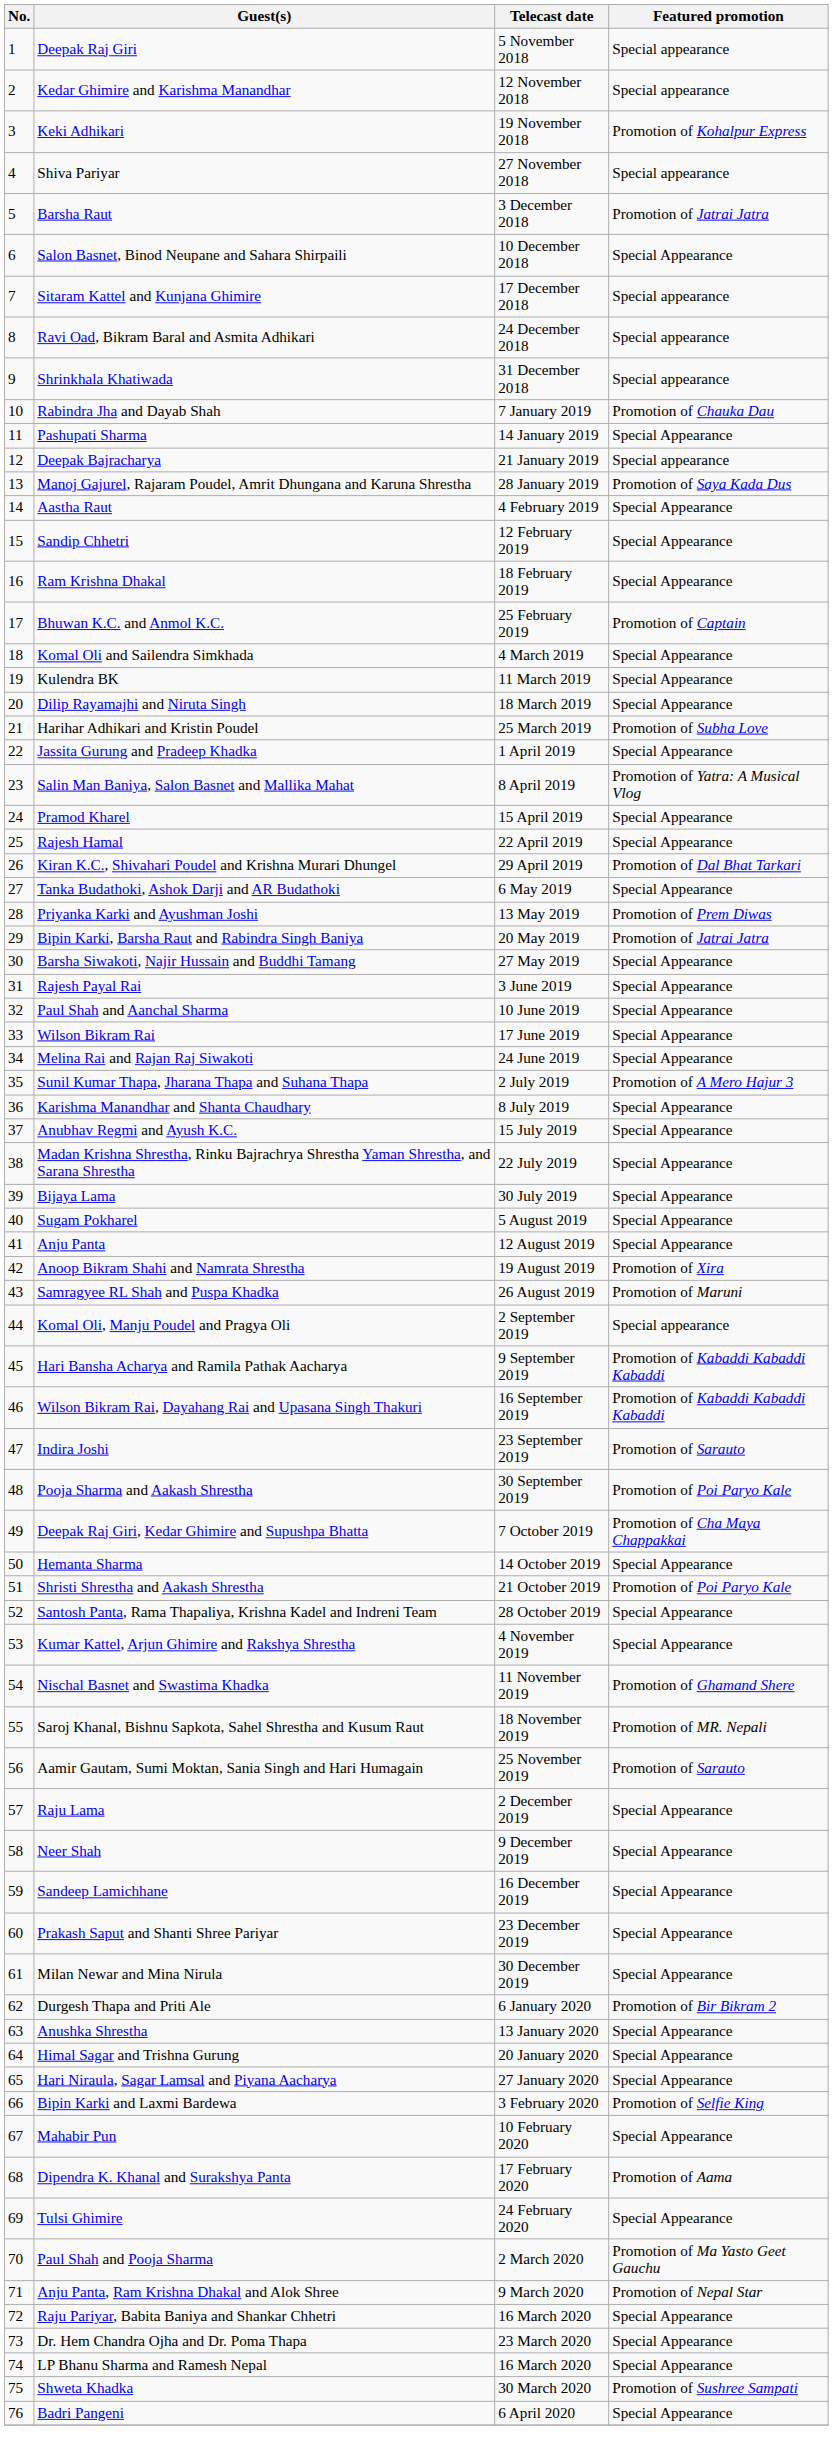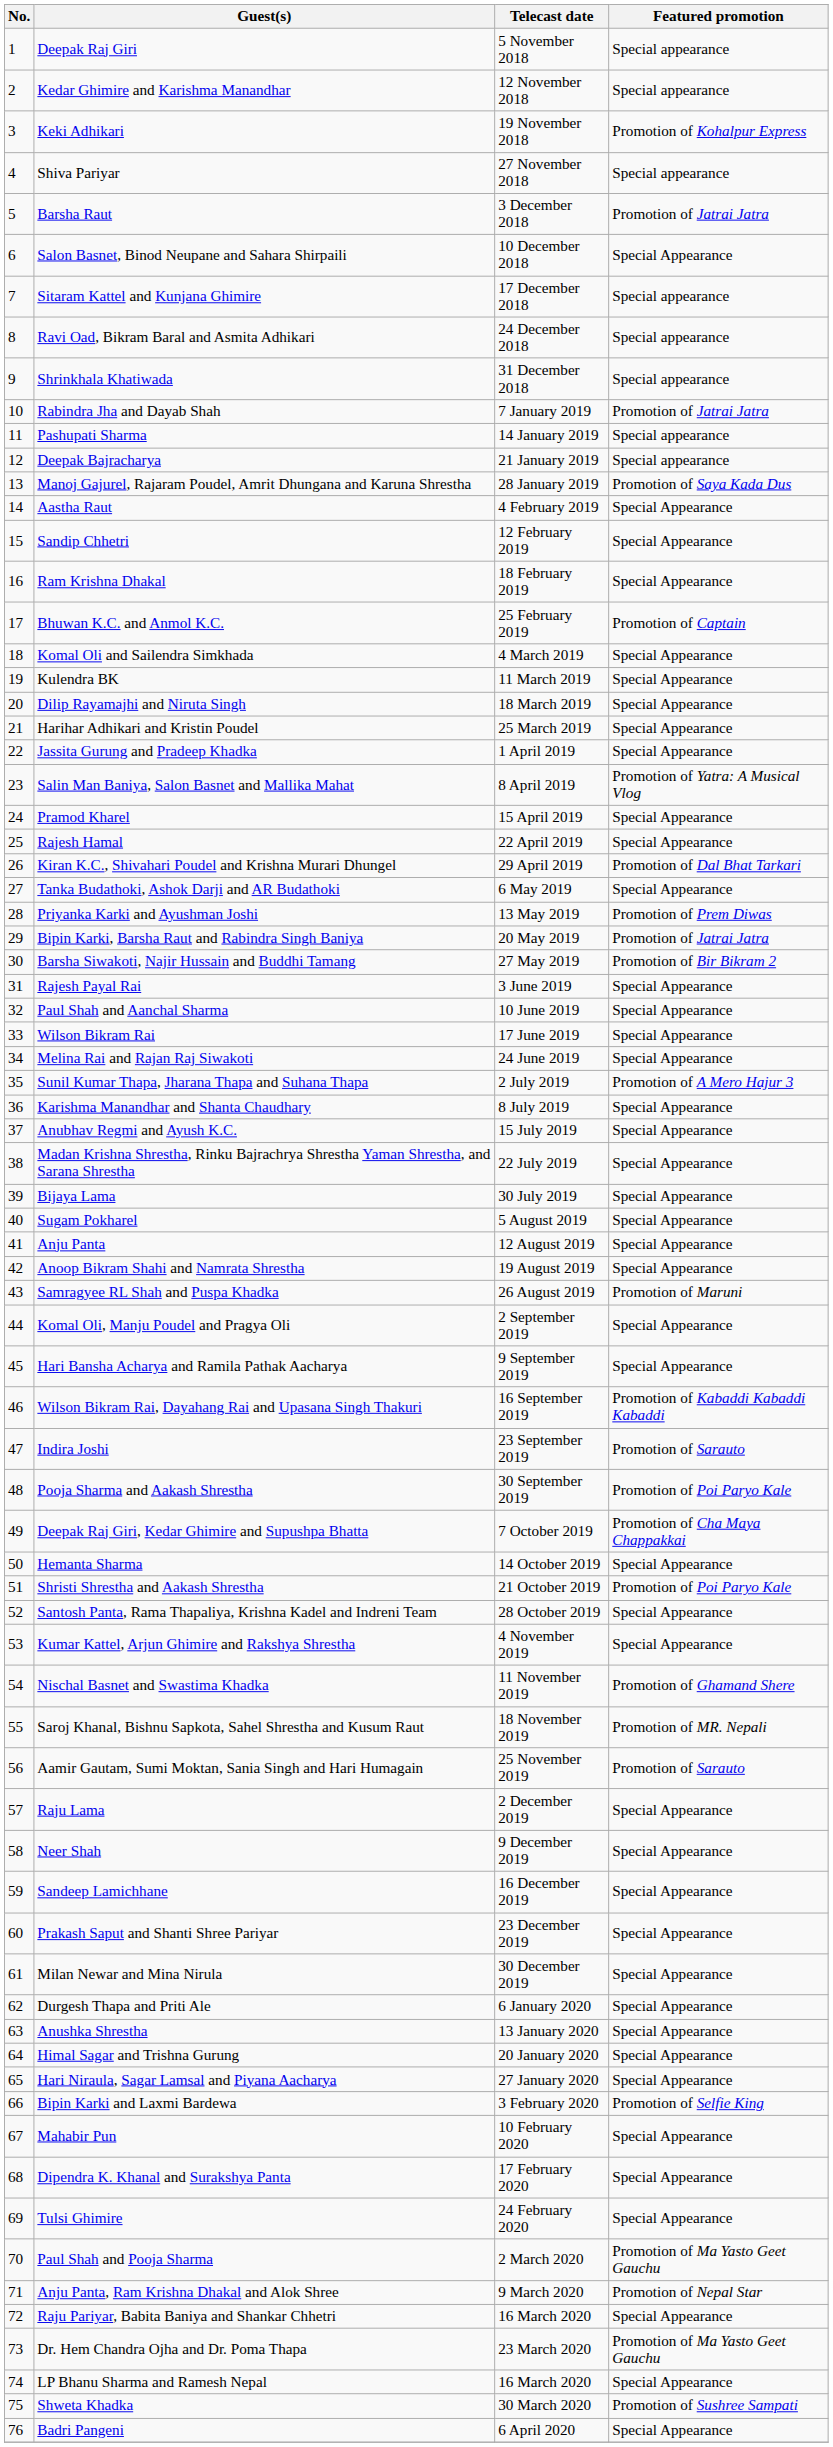(693, 411) Promotion of Chauka Dau -> (691, 411) Promotion of Jatrai Jatra
(672, 435) Special Appearance -> (671, 435) Special appearance
(690, 727) Promotion of Subha Love -> (672, 727) Special Appearance
(672, 962) Special Appearance -> (694, 962) Promotion of Bir Bikram 2
(668, 1268) Promotion of Xira -> (672, 1268) Special Appearance
(671, 1325) Special appearance -> (672, 1325) Special Appearance
(709, 1366) Promotion of Kabaddi Kabaddi Kabaddi -> (672, 1366) Special Appearance
(694, 2007) Promotion of Bir Bikram 2 -> (672, 2007) Special Appearance
(672, 2177) Promotion of Aama -> (672, 2177) Special Appearance
(672, 2340) Special Appearance -> (699, 2349) Promotion of Ma Yasto Geet Gauchu
